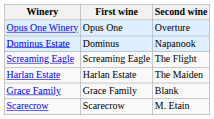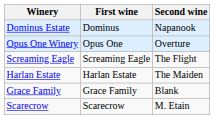rows swapped: (42, 28) <-> (38, 43)
